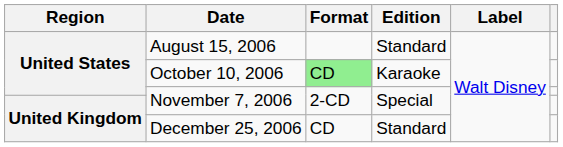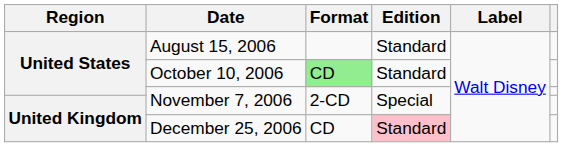(408, 73) Karaoke -> (411, 73) Standard
(411, 127) no background -> (411, 127) pink background
